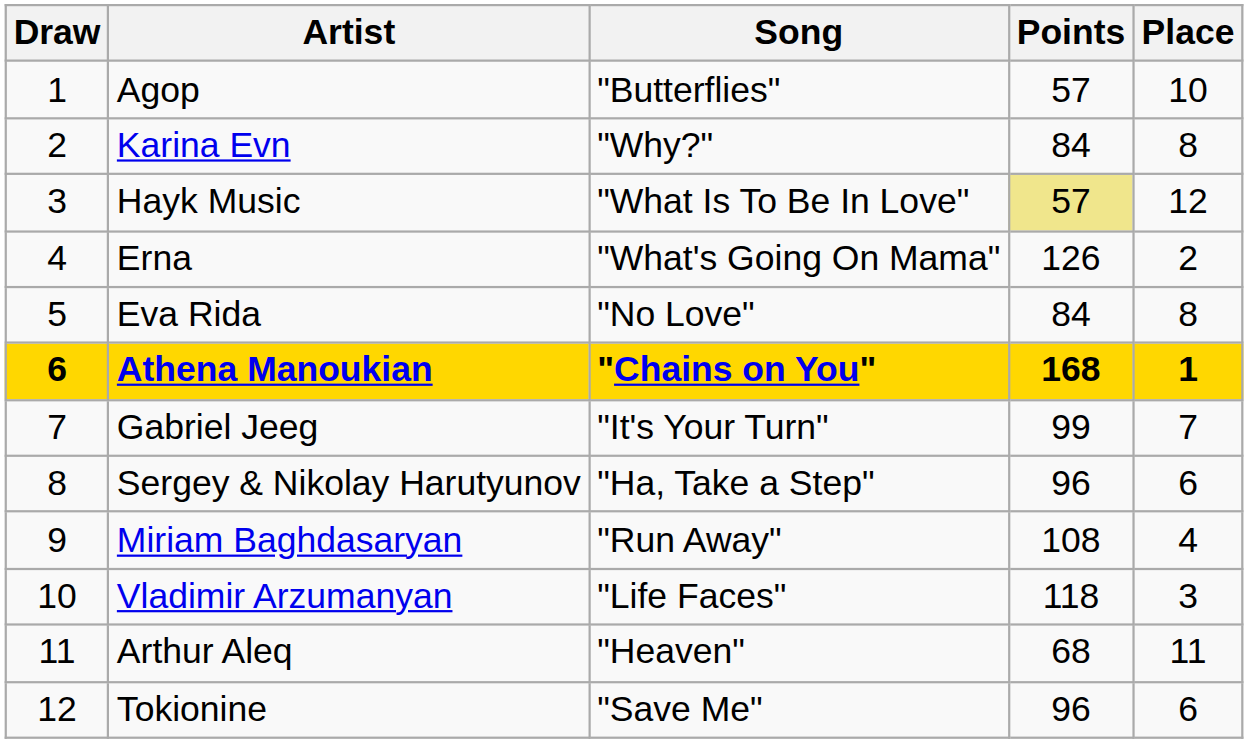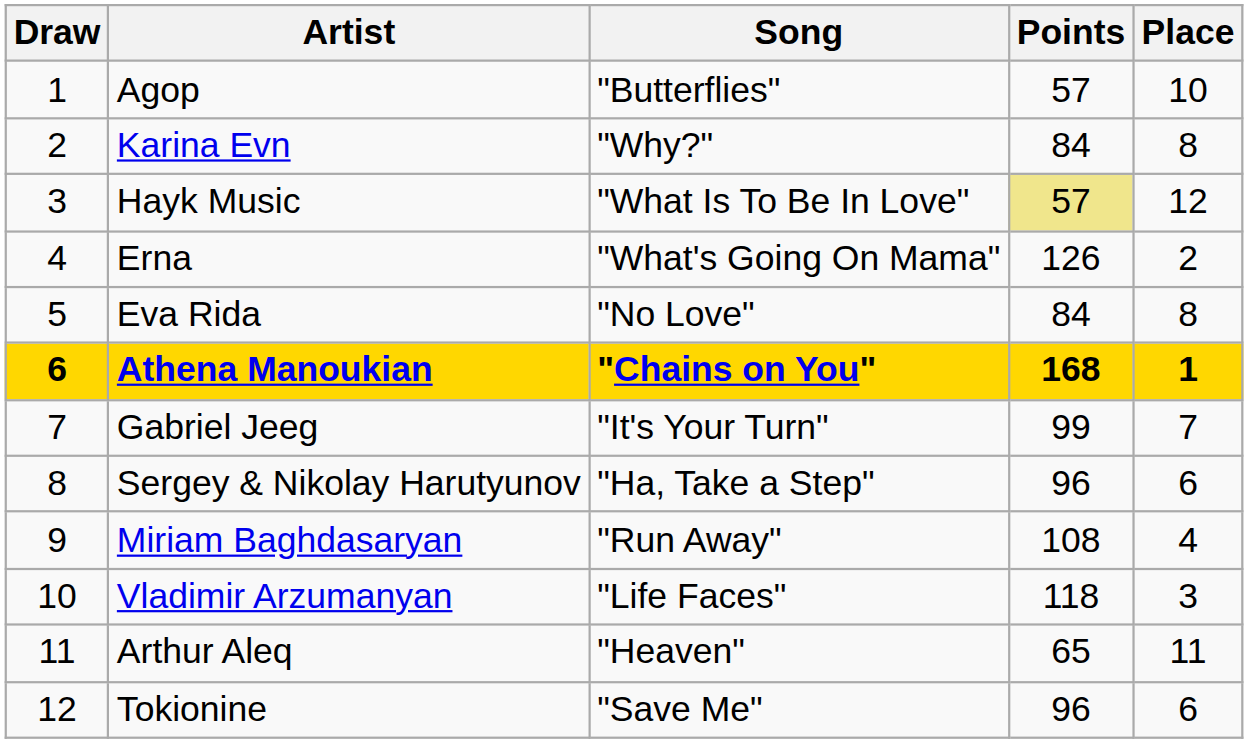(1071, 652) 68 -> (1071, 652) 65
